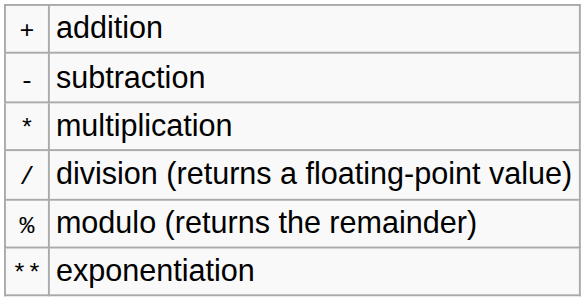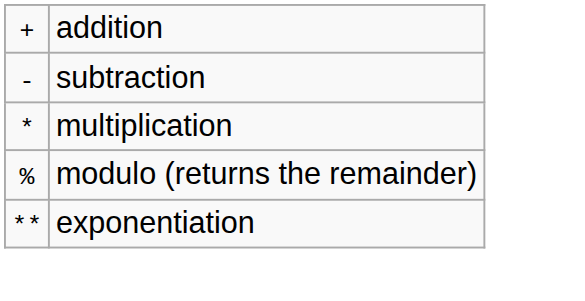- row: (314, 174)
